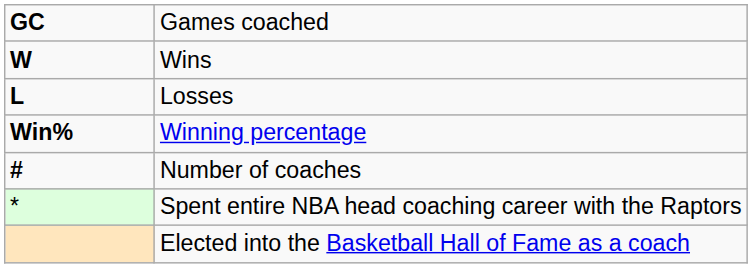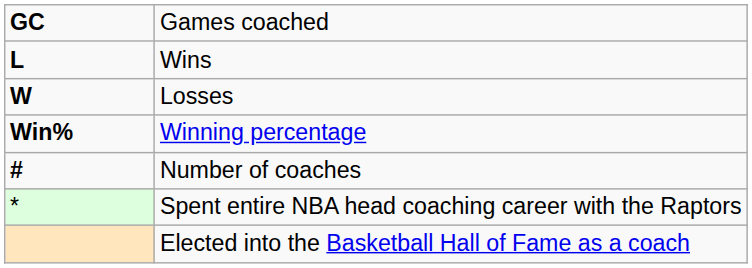(21, 59) W -> (17, 59) L
(17, 96) L -> (21, 96) W
